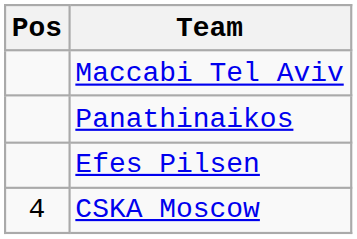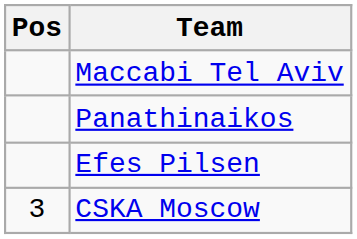(37, 210) 4 -> (37, 210) 3
